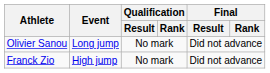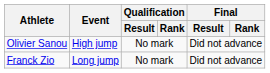(95, 45) Long jump -> (95, 45) High jump
(95, 60) High jump -> (95, 60) Long jump
